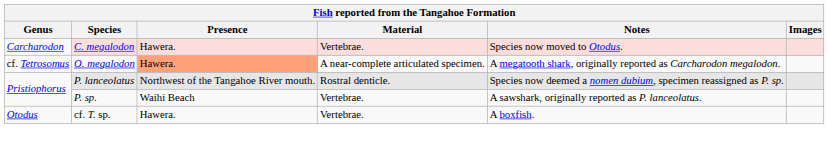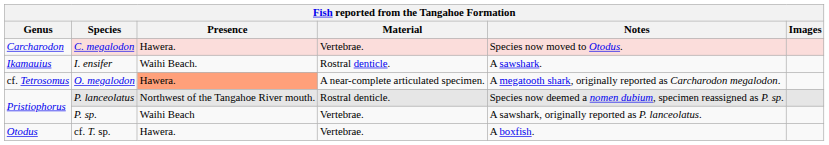+ row: (93, 64)
